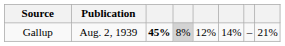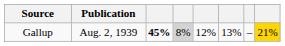(231, 32) 14% -> (231, 32) 13%
(268, 32) no background -> (268, 32) gold background
